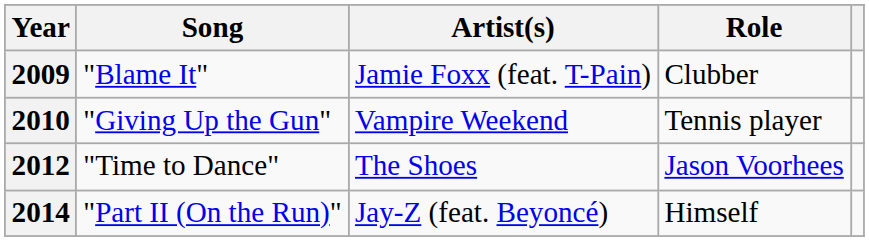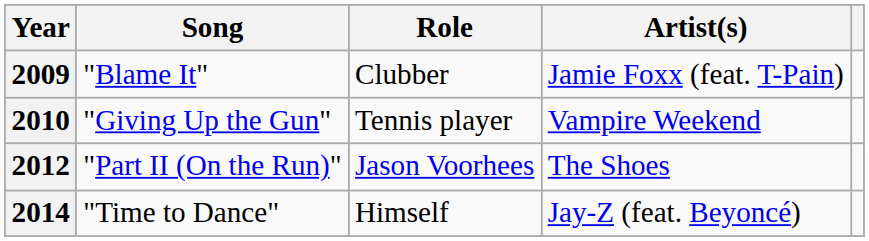columns swapped: (503, 27) <-> (754, 27)
(181, 166) "Time to Dance" -> (212, 166) "Part II (On the Run)"
(212, 212) "Part II (On the Run)" -> (181, 212) "Time to Dance"
